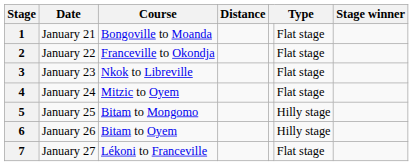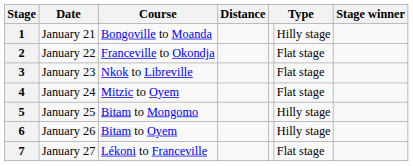(301, 33) Flat stage -> (304, 33) Hilly stage
